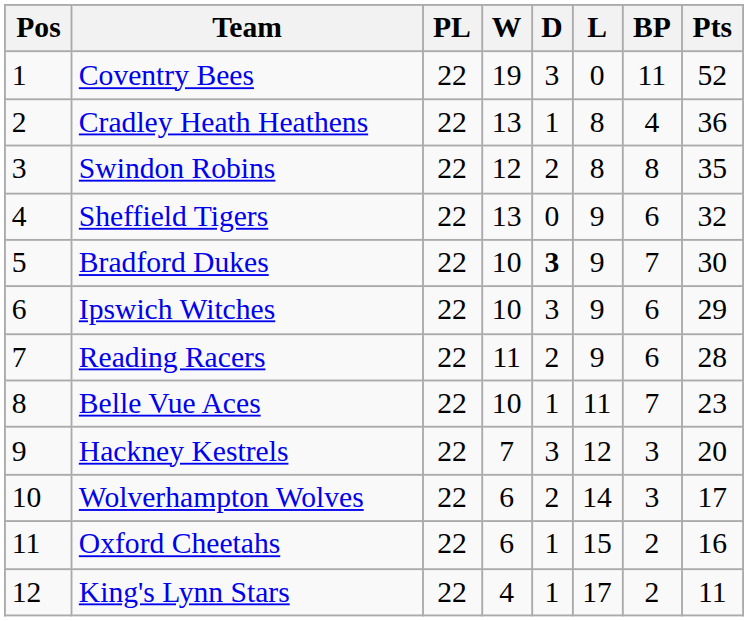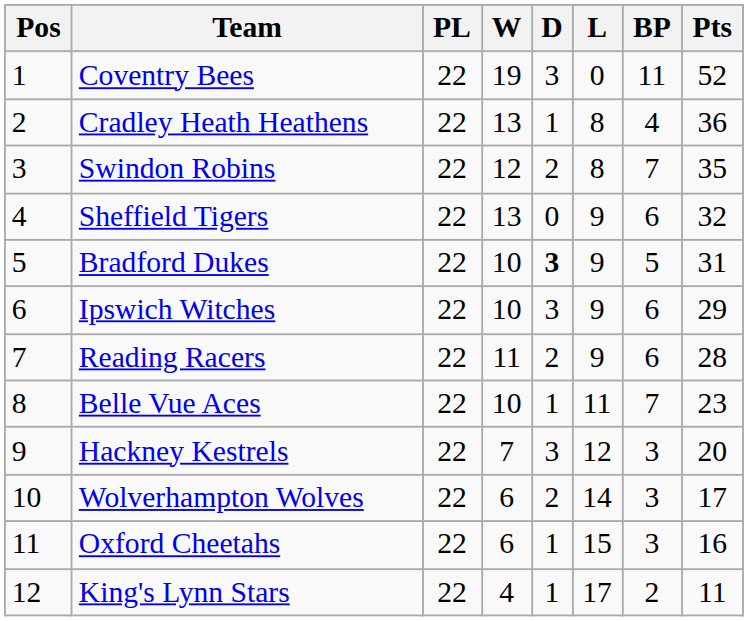(652, 168) 8 -> (652, 168) 7
(652, 262) 7 -> (652, 262) 5
(712, 262) 30 -> (712, 262) 31
(652, 544) 2 -> (652, 544) 3
